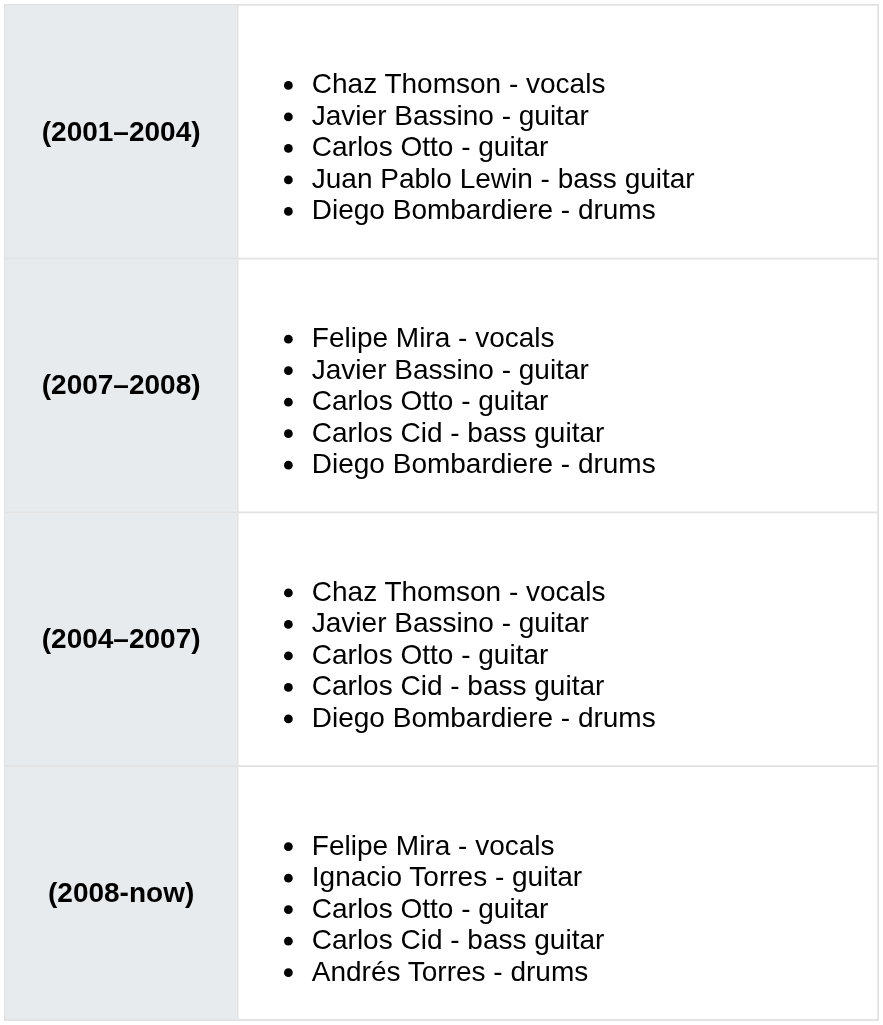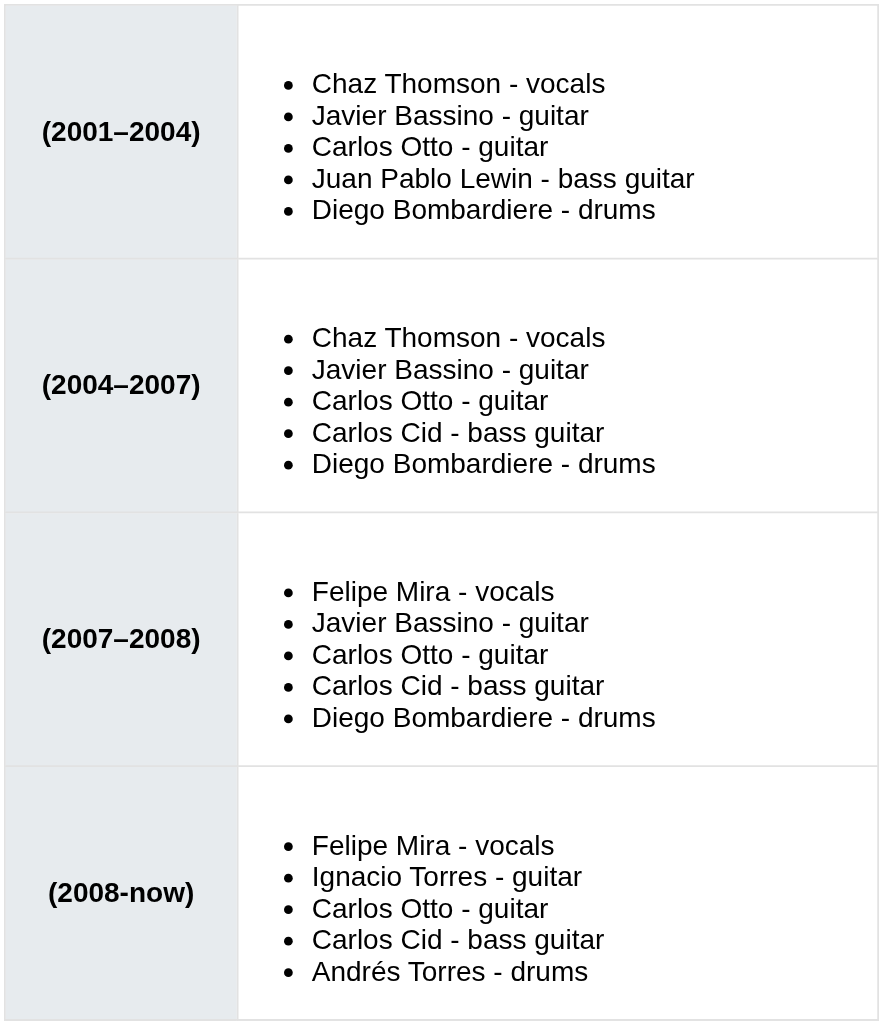rows swapped: (121, 638) <-> (121, 385)
